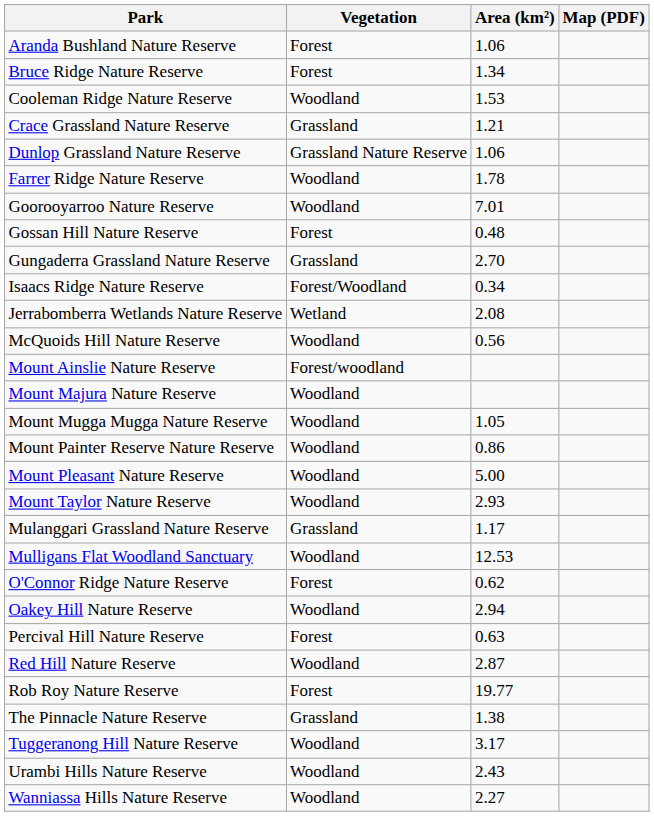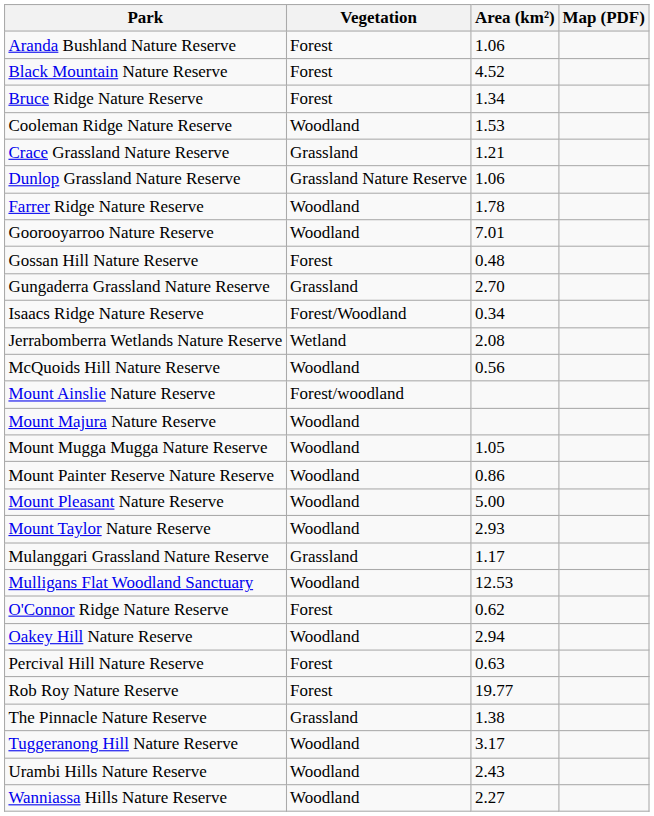+ row: (118, 71)
- row: (92, 663)
